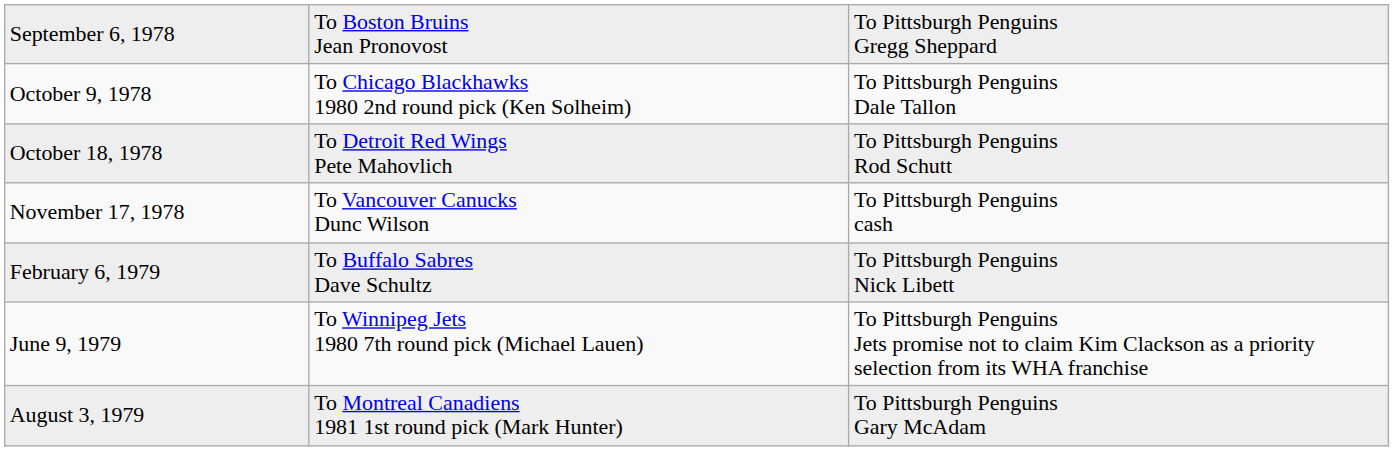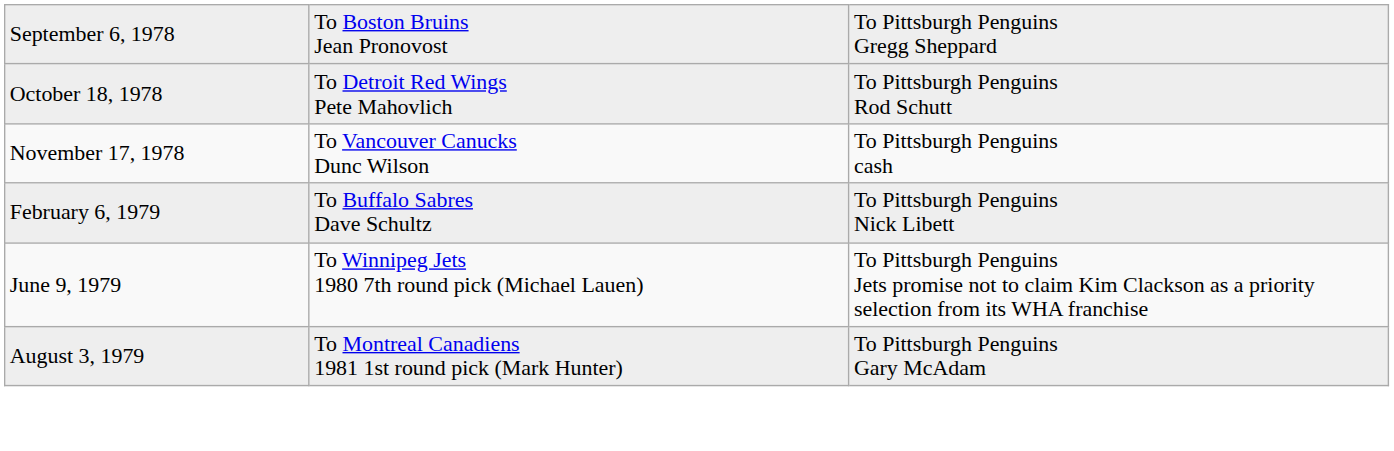- row: (81, 93)
